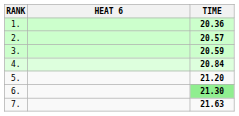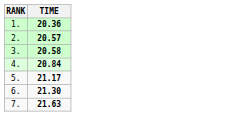- column: (109, 11)
(212, 51) 20.59 -> (49, 51) 20.58
(212, 78) 21.20 -> (49, 78) 21.17
(212, 91) lightgreen background -> (49, 91) no background
